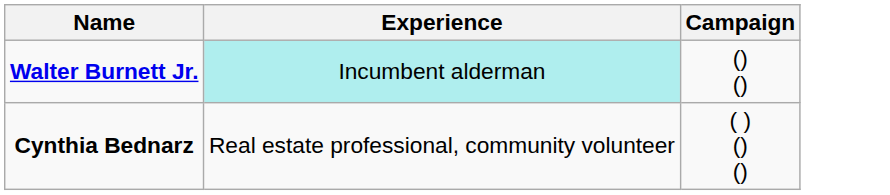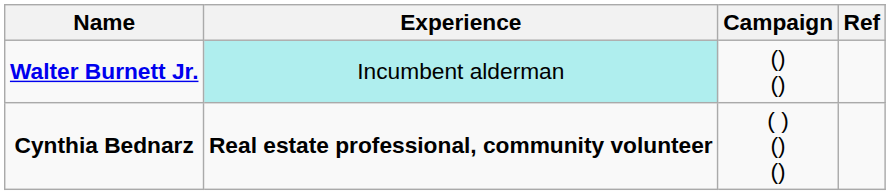+ column: (862, 22)
(442, 145) normal -> (461, 145) bold
